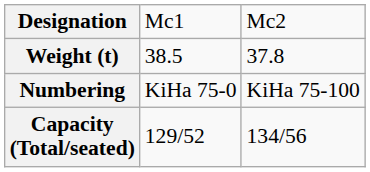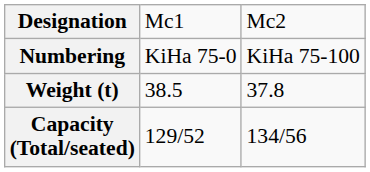rows swapped: (72, 90) <-> (72, 55)
